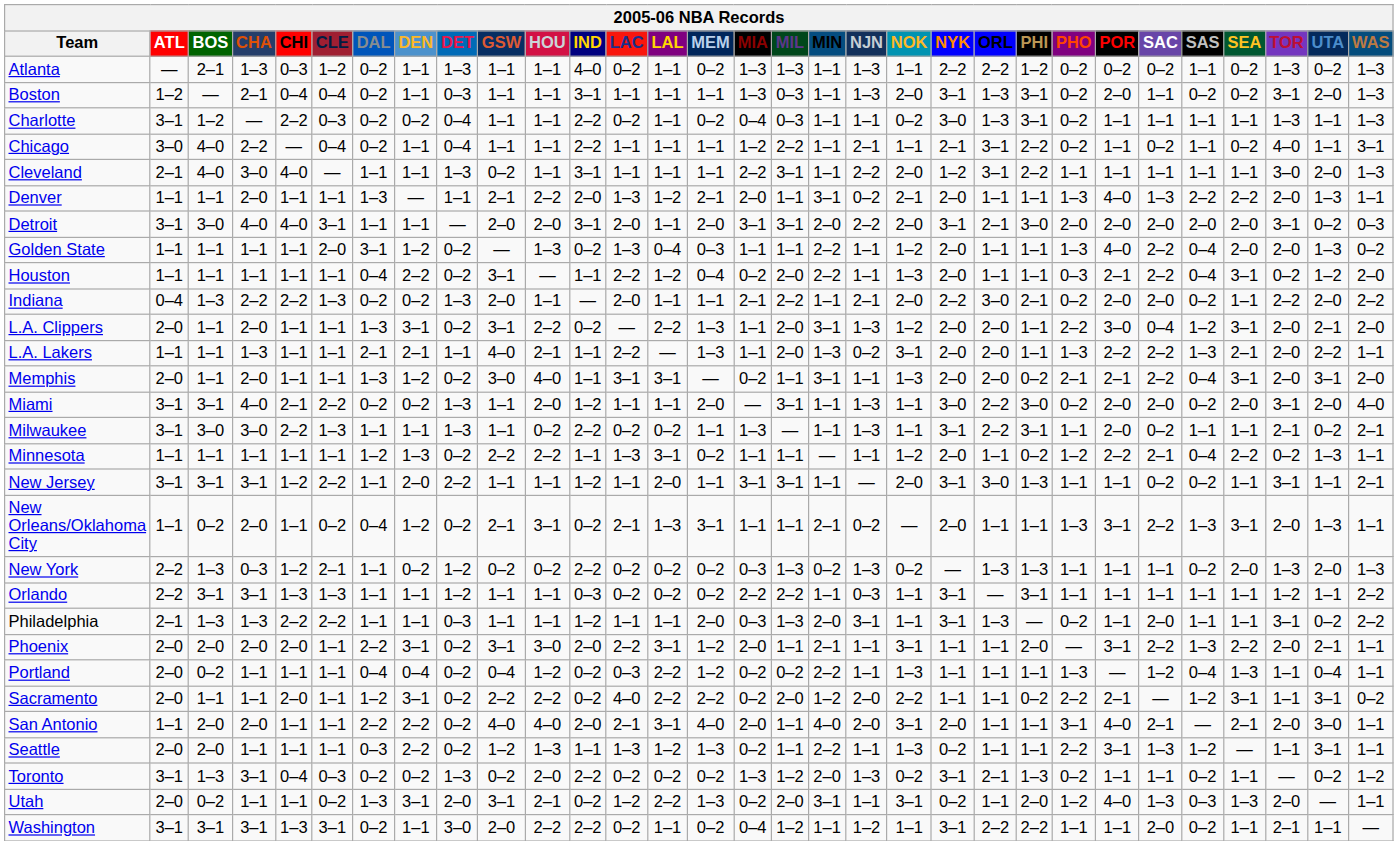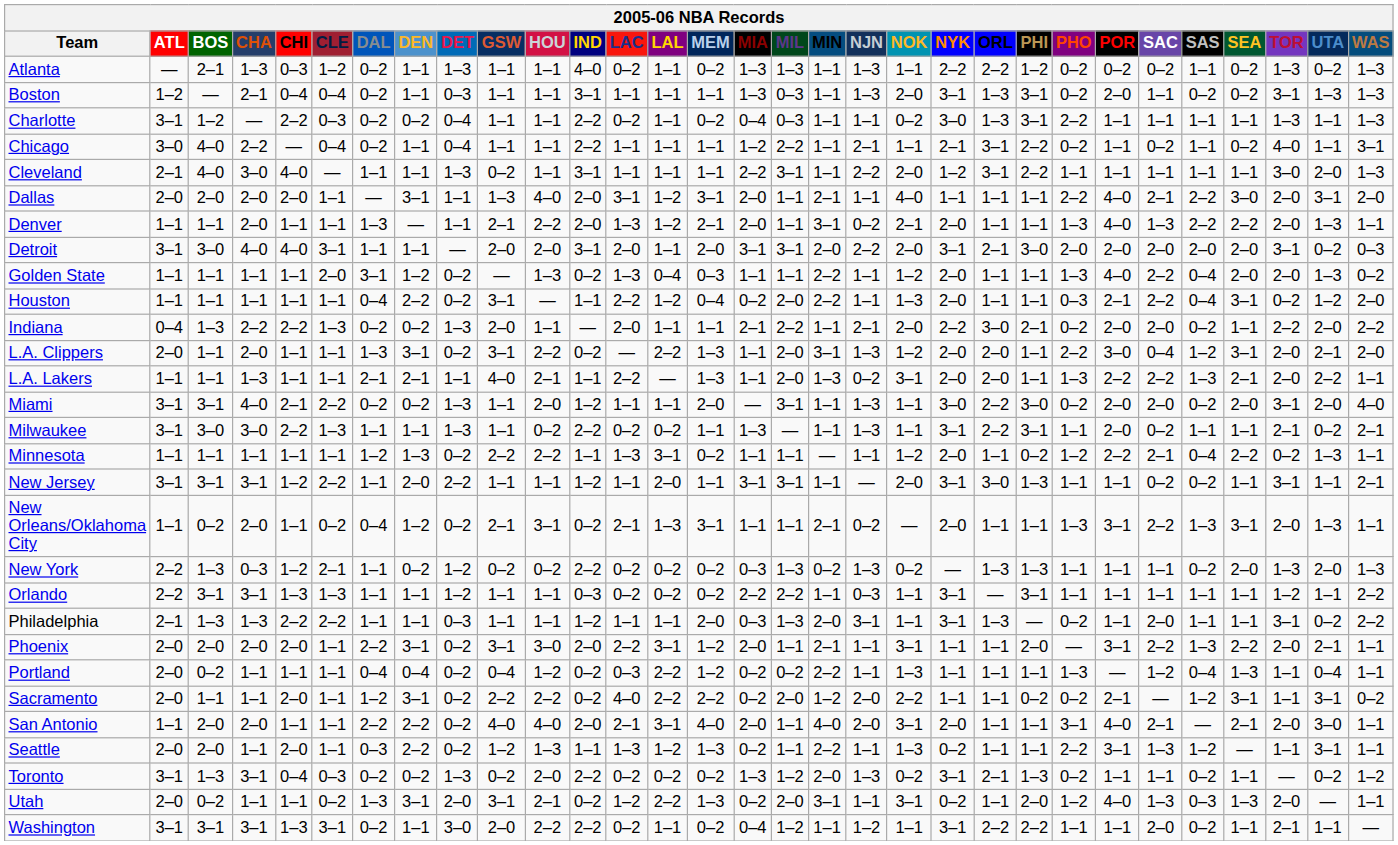(1328, 95) 2–0 -> (1328, 95) 1–3
(1074, 120) 0–2 -> (1074, 120) 2–2
+ row: (31, 198)
- row: (42, 378)
(1074, 698) 2–2 -> (1074, 698) 0–2
(294, 750) 1–1 -> (294, 750) 2–0
